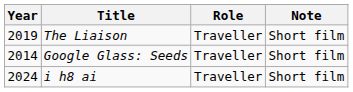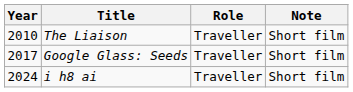(23, 35) 2019 -> (23, 35) 2010
(23, 56) 2014 -> (23, 56) 2017
